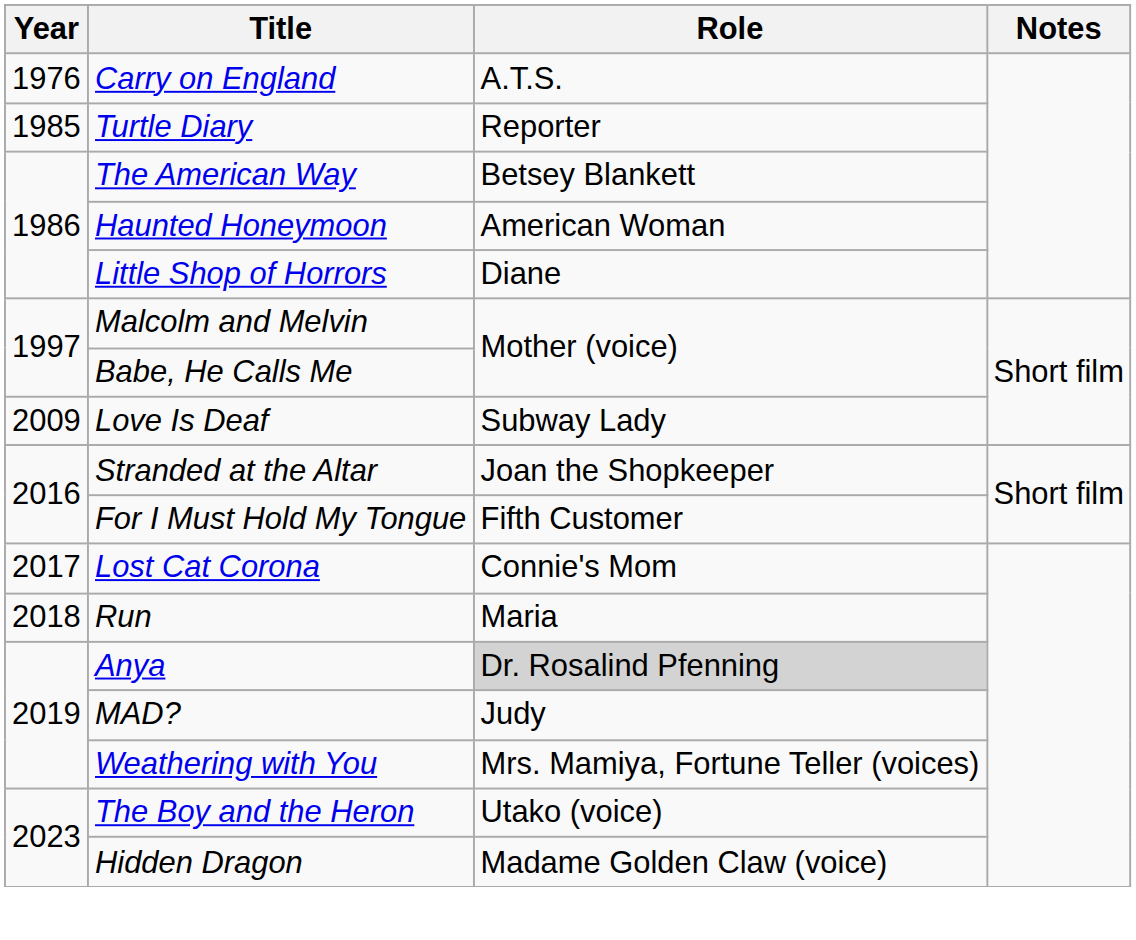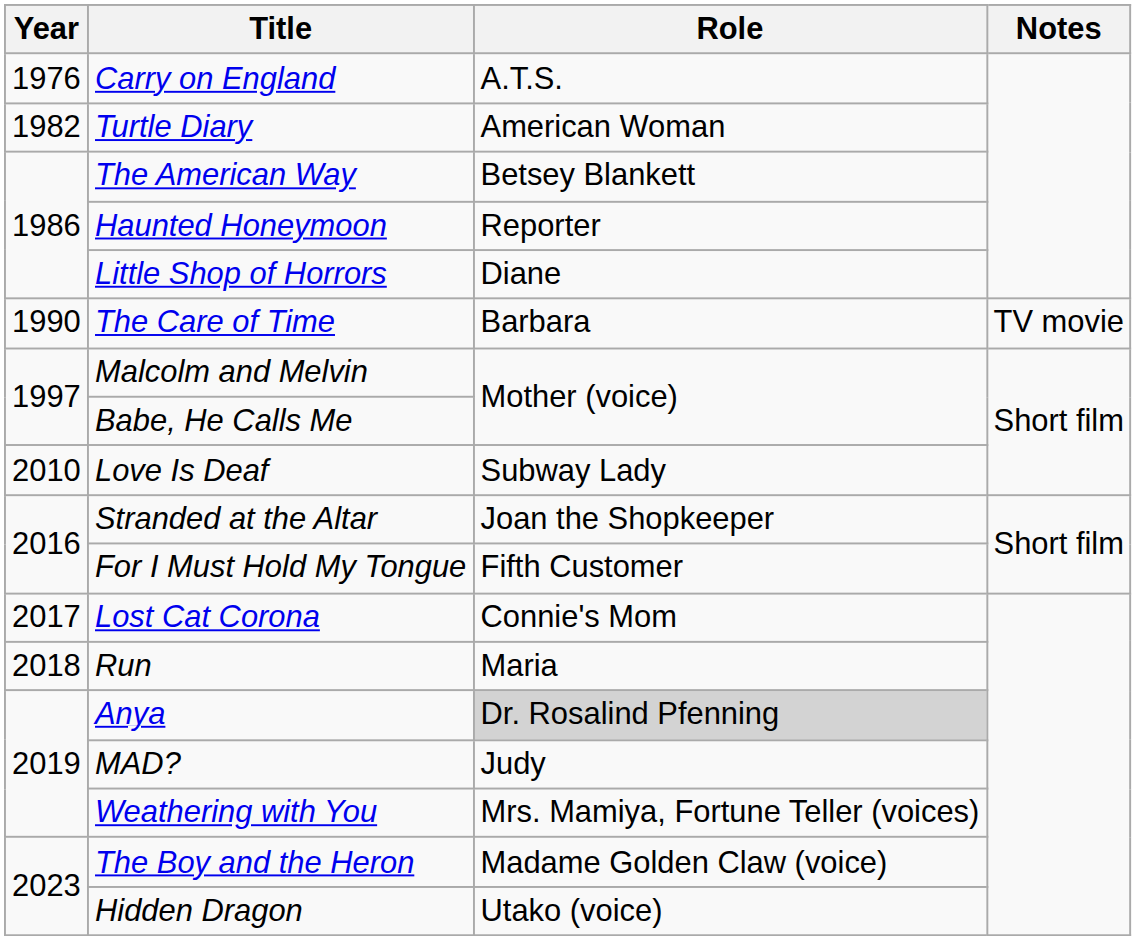(46, 126) 1985 -> (46, 126) 1982
(541, 126) Reporter -> (603, 126) American Woman
(603, 224) American Woman -> (541, 224) Reporter
+ row: (215, 322)
(46, 420) 2009 -> (46, 469) 2010
(571, 812) Utako (voice) -> (684, 861) Madame Golden Claw (voice)
(684, 861) Madame Golden Claw (voice) -> (571, 910) Utako (voice)
